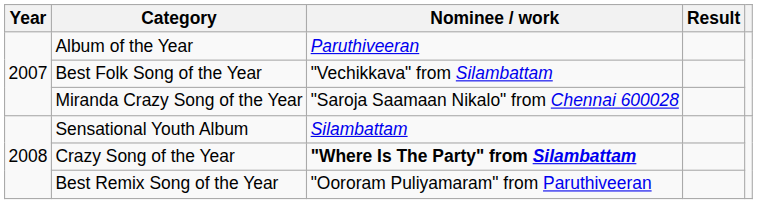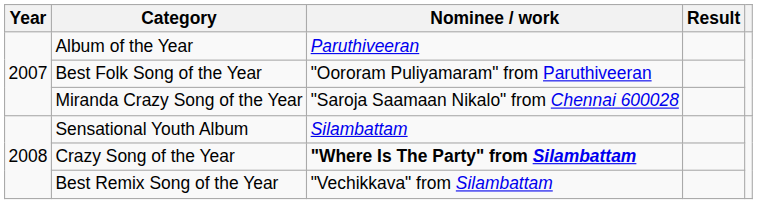(432, 73) "Vechikkava" from Silambattam -> (481, 73) "Oororam Puliyamaram" from Paruthiveeran
(481, 184) "Oororam Puliyamaram" from Paruthiveeran -> (432, 184) "Vechikkava" from Silambattam
